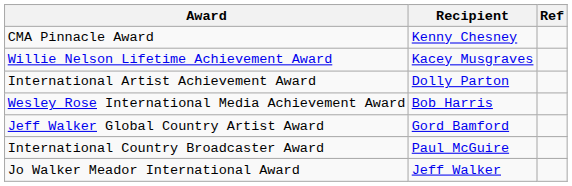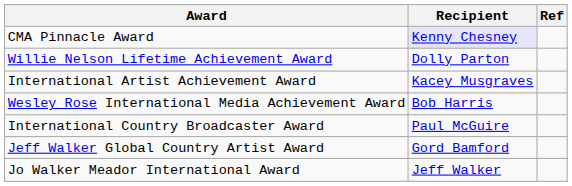(464, 38) no background -> (464, 38) lavender background
(473, 60) Kacey Musgraves -> (460, 60) Dolly Parton
(460, 82) Dolly Parton -> (473, 82) Kacey Musgraves
rows swapped: (166, 126) <-> (166, 148)
